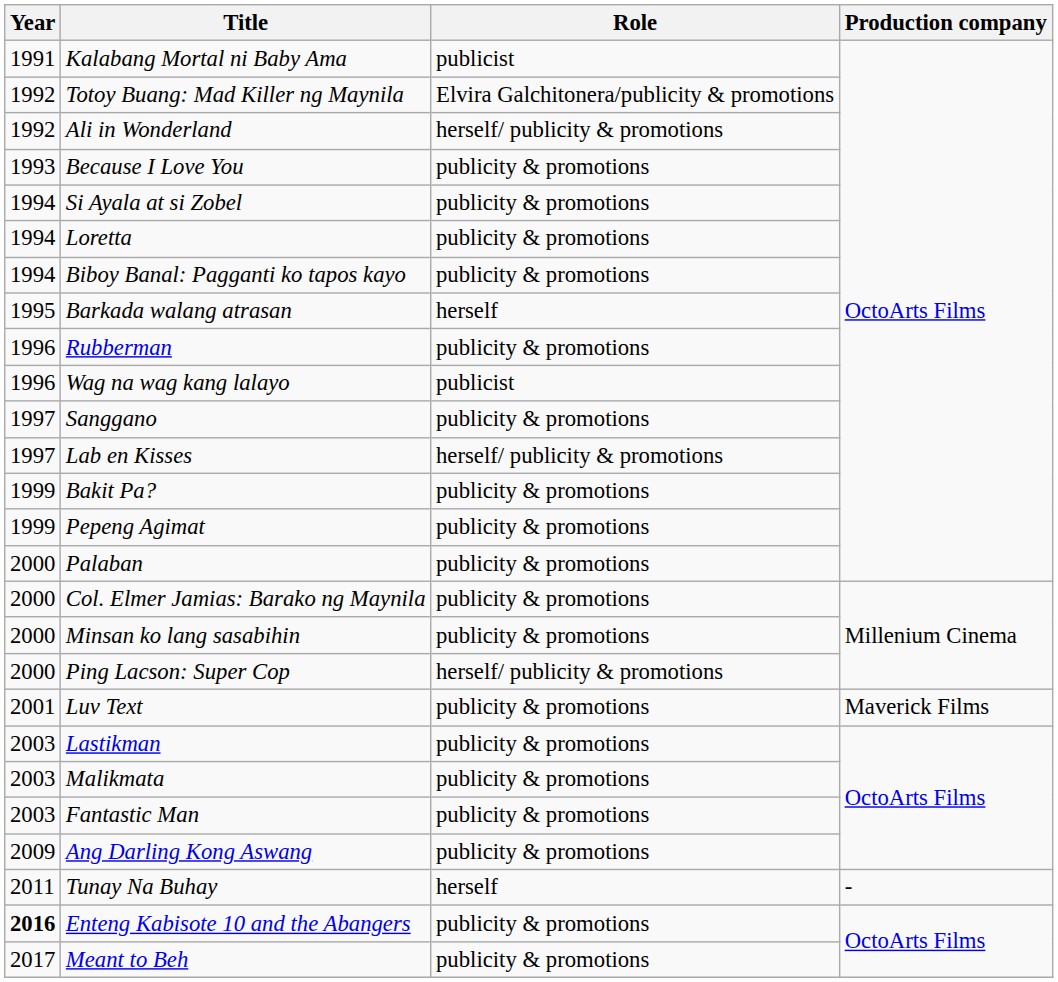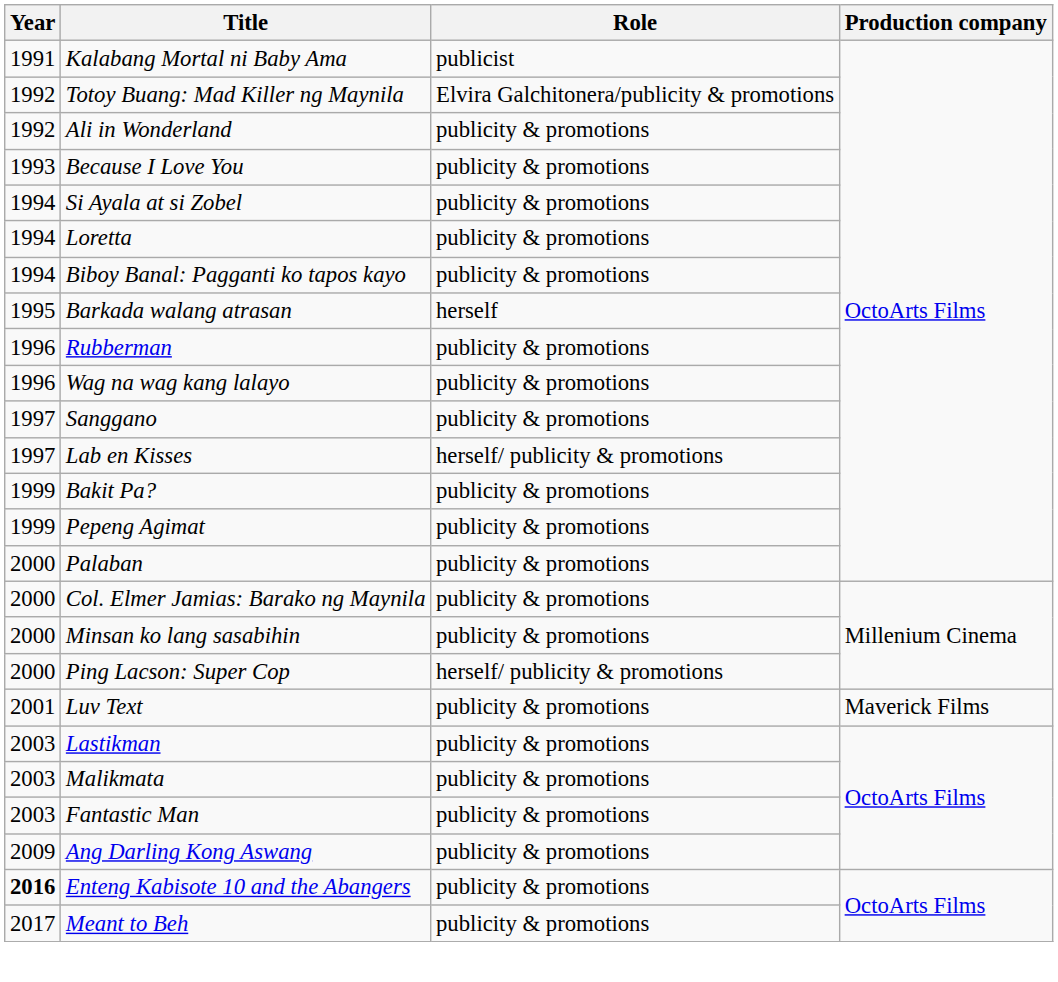(580, 130) herself/ publicity & promotions -> (543, 130) publicity & promotions
(475, 382) publicist -> (543, 382) publicity & promotions
- row: (142, 887)
